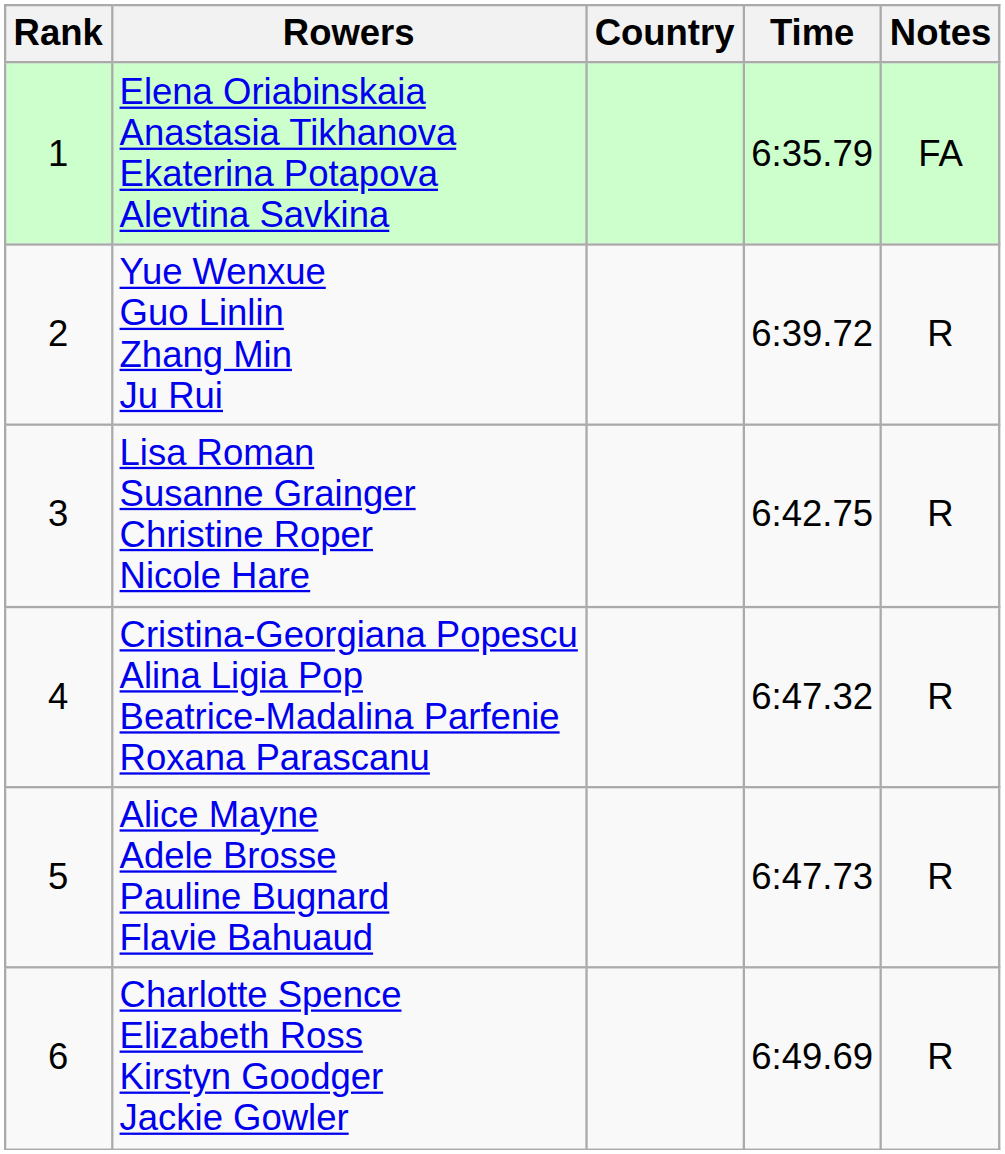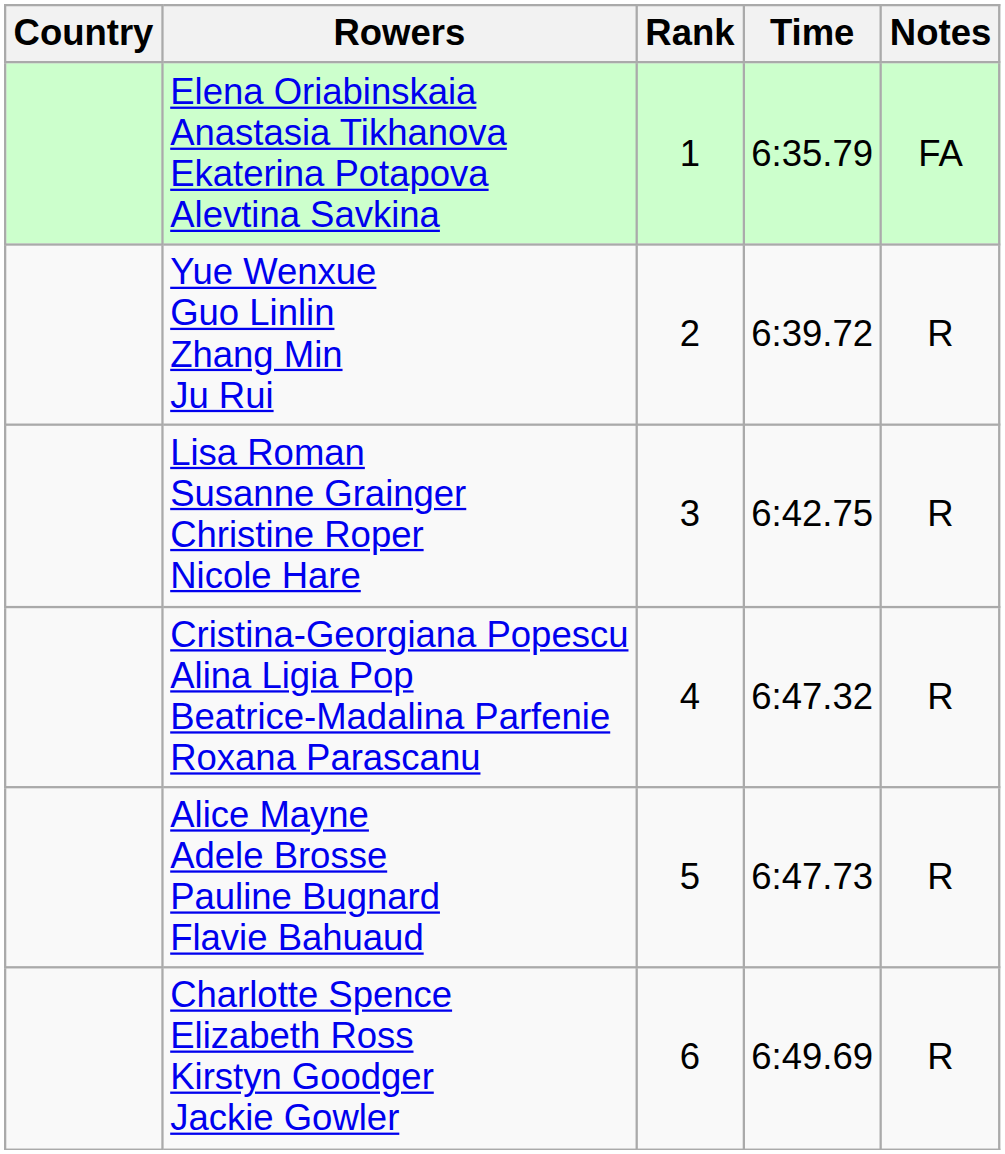columns swapped: (58, 33) <-> (665, 33)
